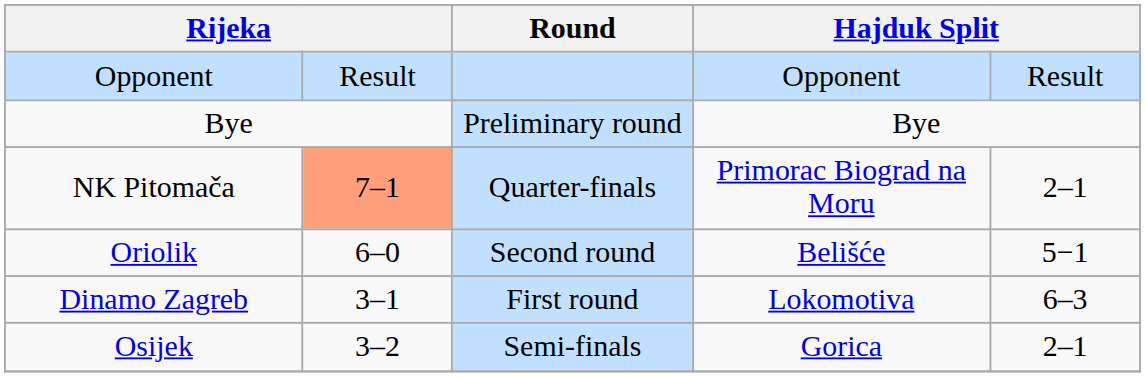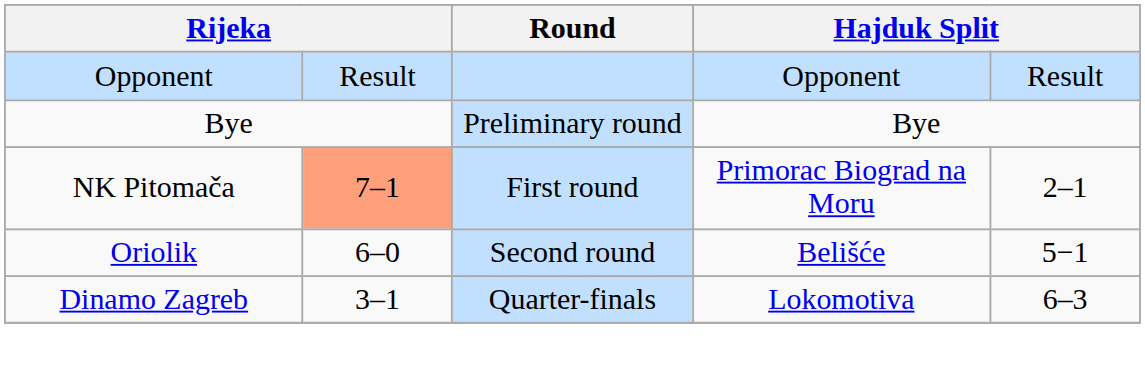(572, 187) Quarter-finals -> (572, 187) First round
(572, 299) First round -> (572, 299) Quarter-finals
- row: (154, 346)
